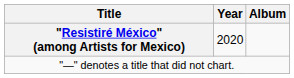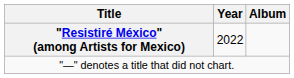(230, 39) 2020 -> (230, 39) 2022
